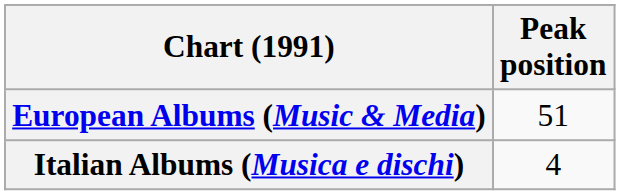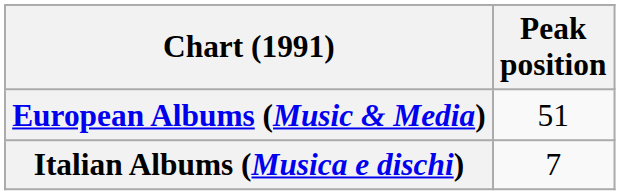(553, 164) 4 -> (553, 164) 7
